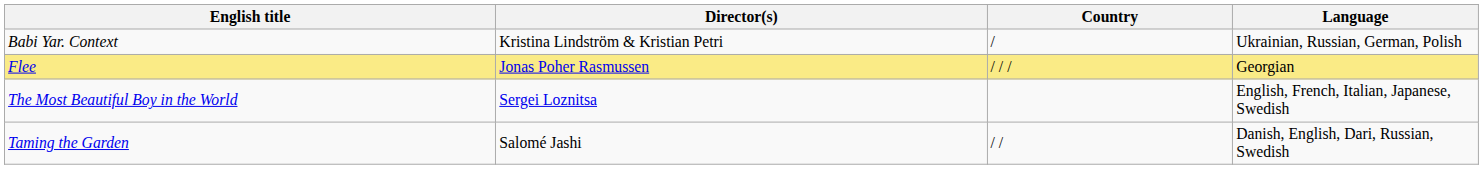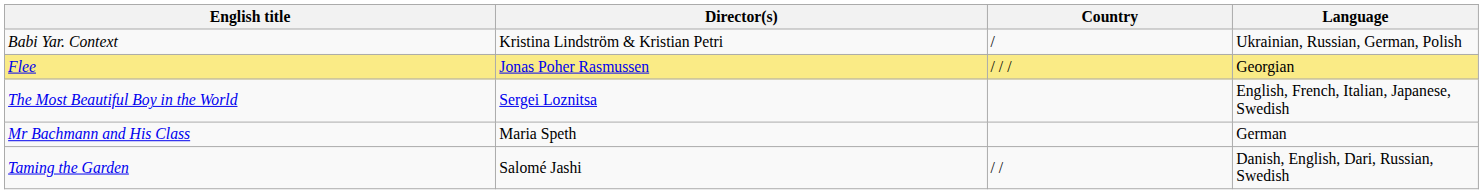+ row: (99, 134)
